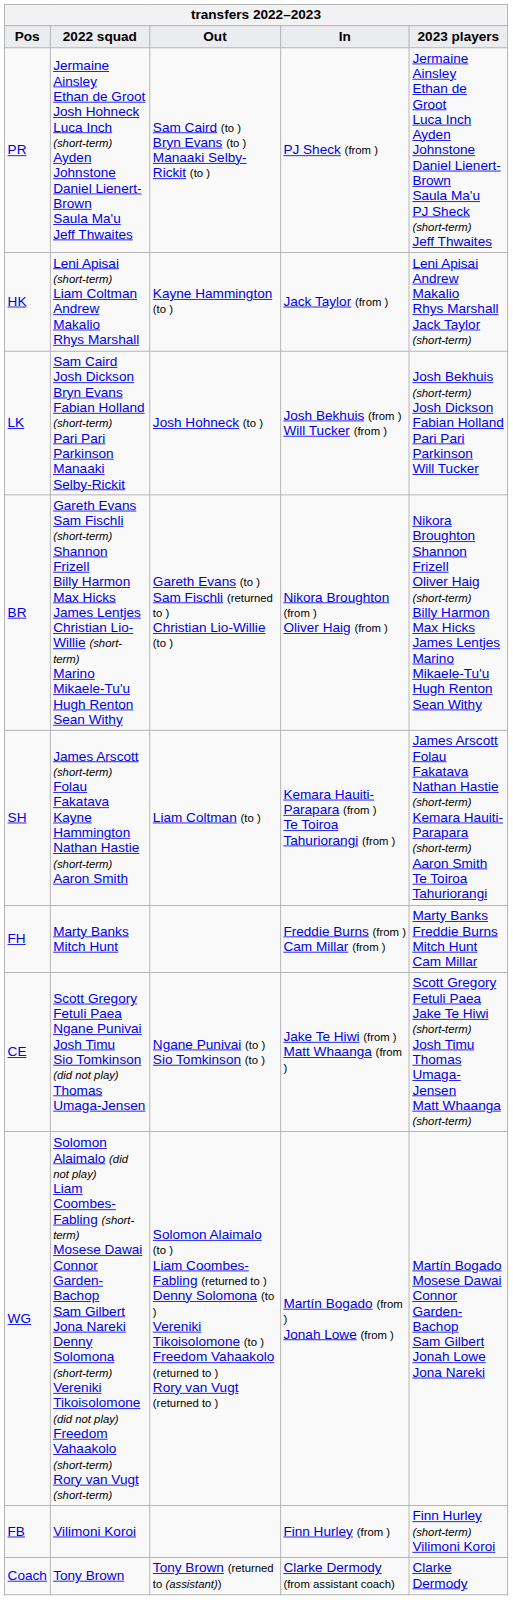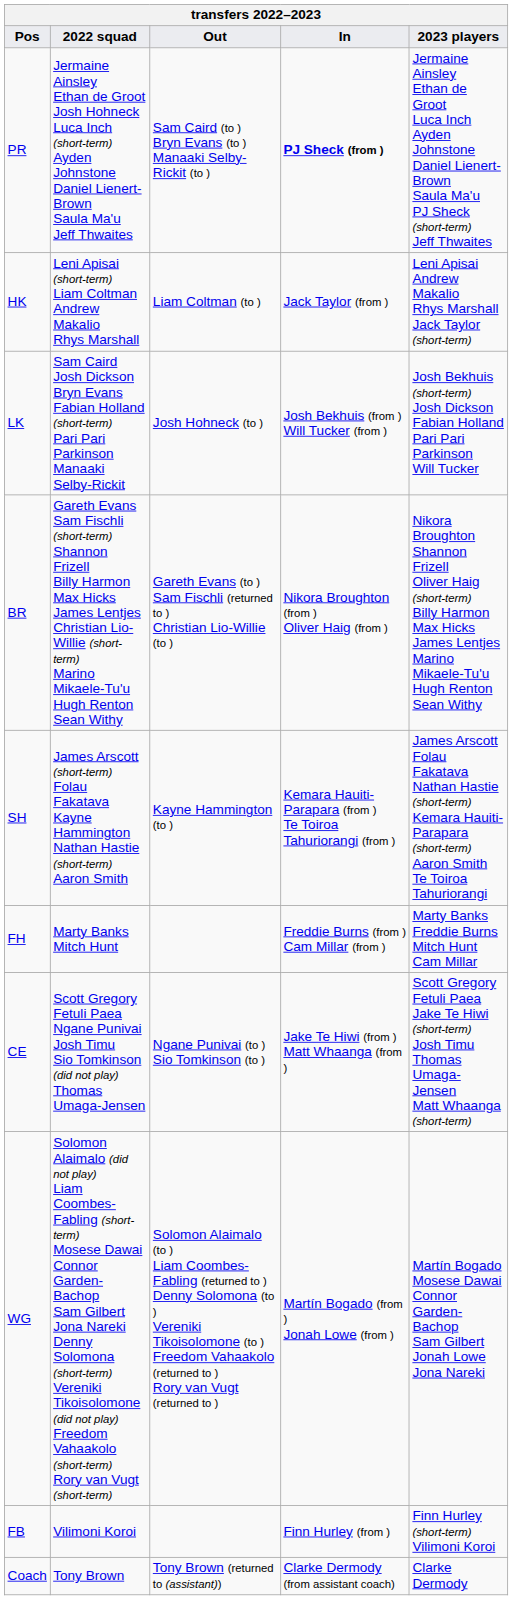(331, 150) normal -> (333, 150) bold
(213, 301) Kayne Hammington (to ) -> (207, 301) Liam Coltman (to )
(207, 817) Liam Coltman (to ) -> (213, 817) Kayne Hammington (to )
